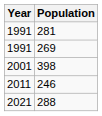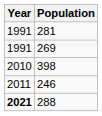(19, 66) 2001 -> (19, 66) 2010
(19, 102) normal -> (19, 102) bold
